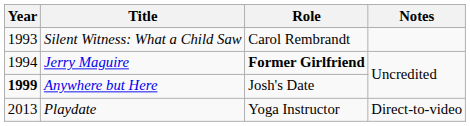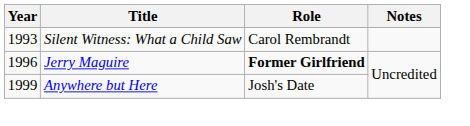(23, 62) 1994 -> (23, 62) 1996
(23, 86) bold -> (23, 86) normal
- row: (70, 109)
